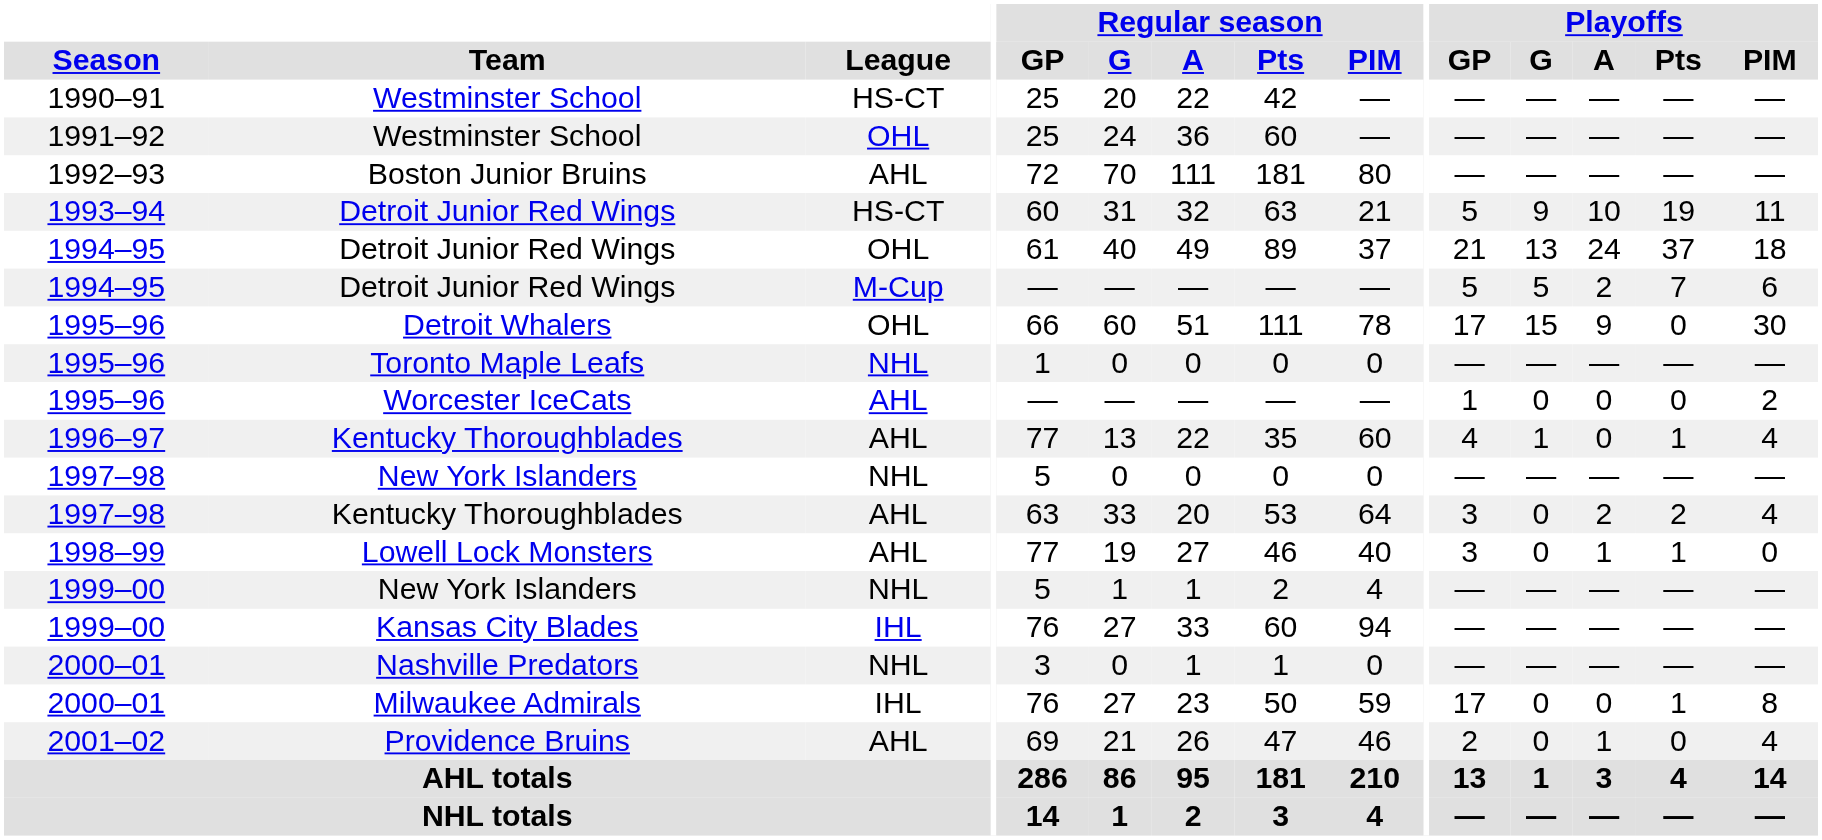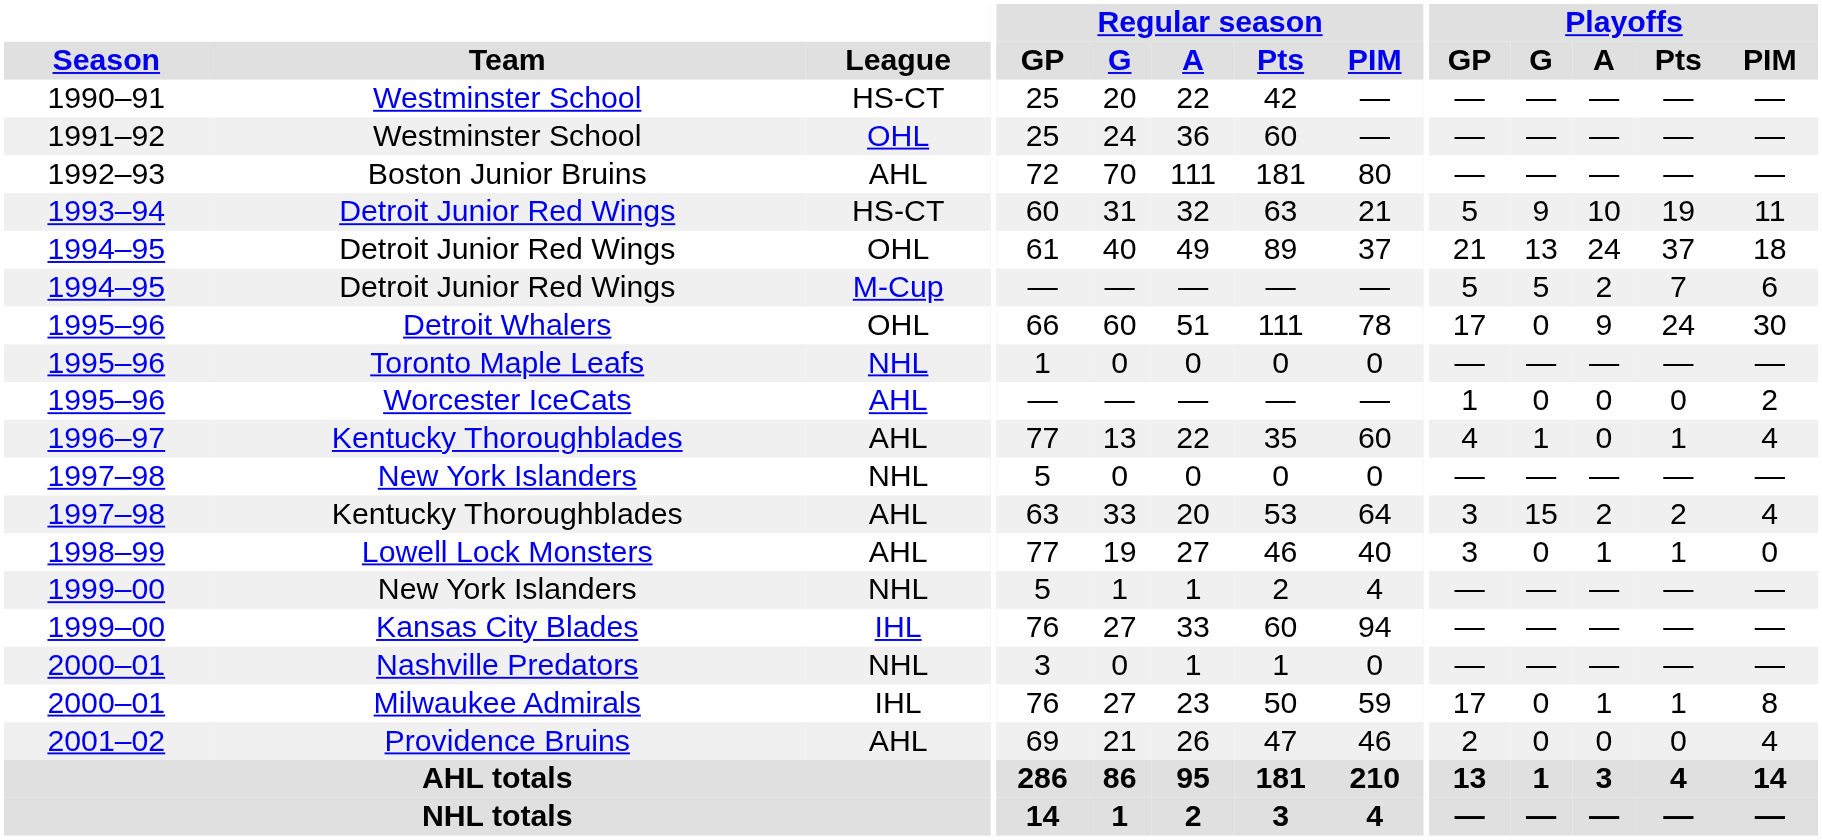(1541, 324) 15 -> (1541, 324) 0
(1678, 324) 0 -> (1678, 324) 24
(1541, 513) 0 -> (1541, 513) 15
(1604, 702) 0 -> (1604, 702) 1
(1604, 740) 1 -> (1604, 740) 0
